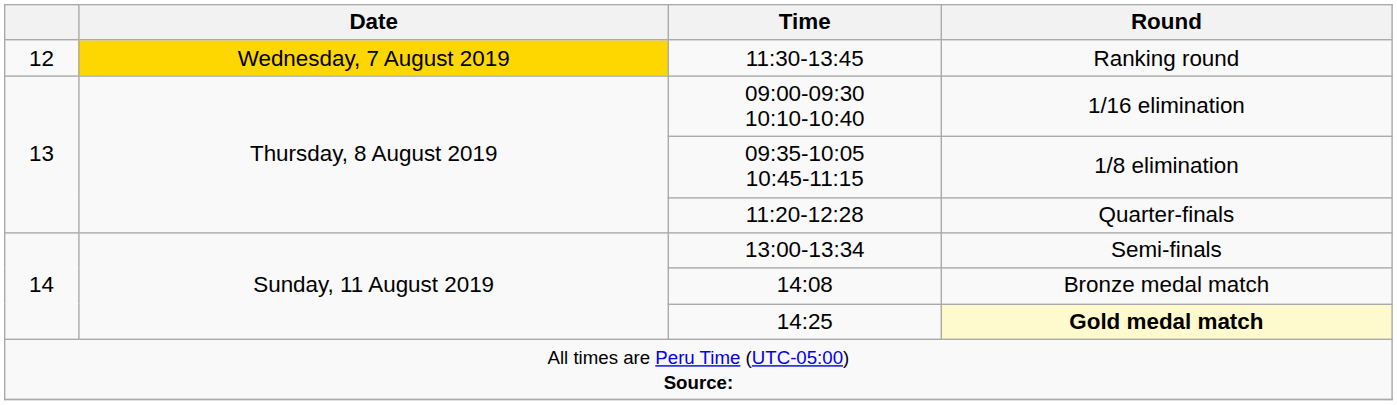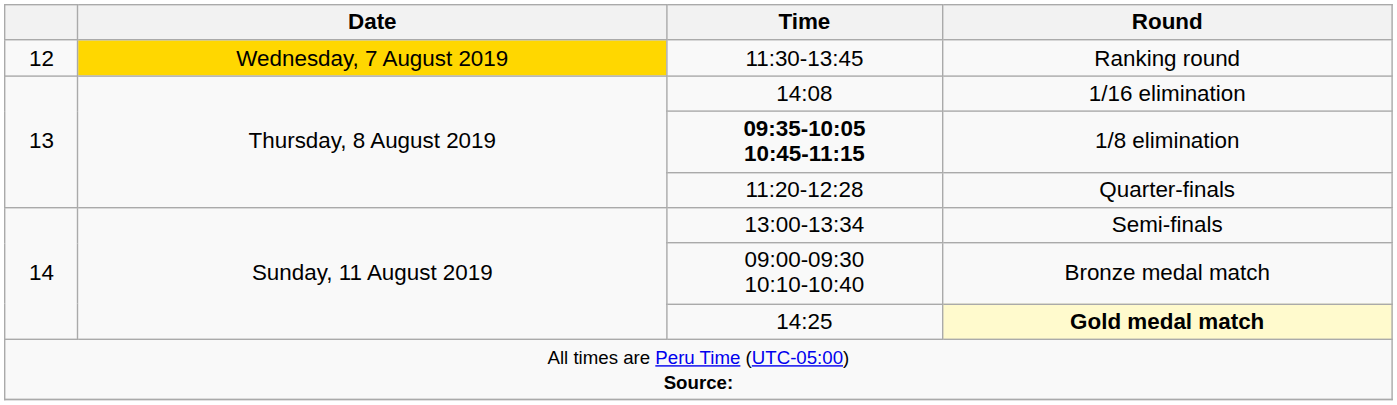(805, 105) 09:00-09:30 10:10-10:40 -> (804, 93) 14:08
(805, 166) normal -> (804, 141) bold
(805, 285) 14:08 -> (804, 273) 09:00-09:30 10:10-10:40
